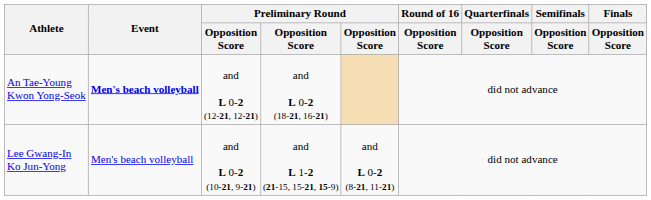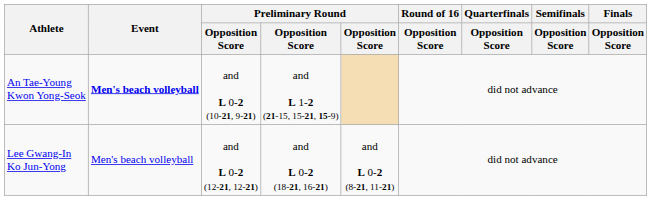(231, 96) and L 0-2 (12-21, 12-21) -> (231, 96) and L 0-2 (10-21, 9-21)
(301, 96) and L 0-2 (18-21, 16-21) -> (301, 96) and L 1-2 (21-15, 15-21, 15-9)
(231, 167) and L 0-2 (10-21, 9-21) -> (231, 167) and L 0-2 (12-21, 12-21)
(301, 167) and L 1-2 (21-15, 15-21, 15-9) -> (301, 167) and L 0-2 (18-21, 16-21)
